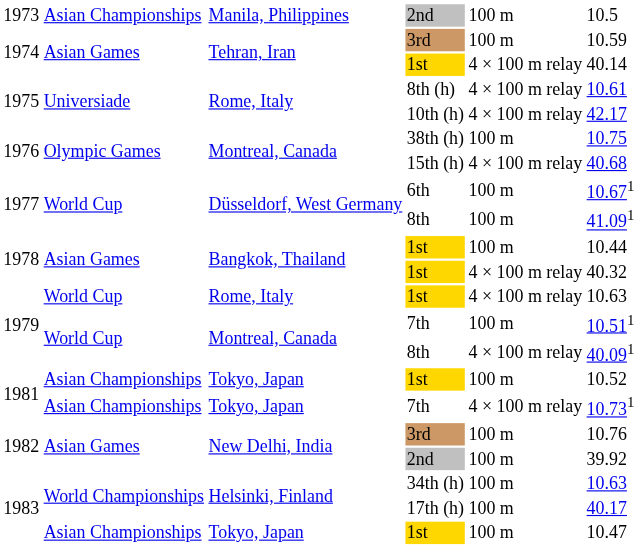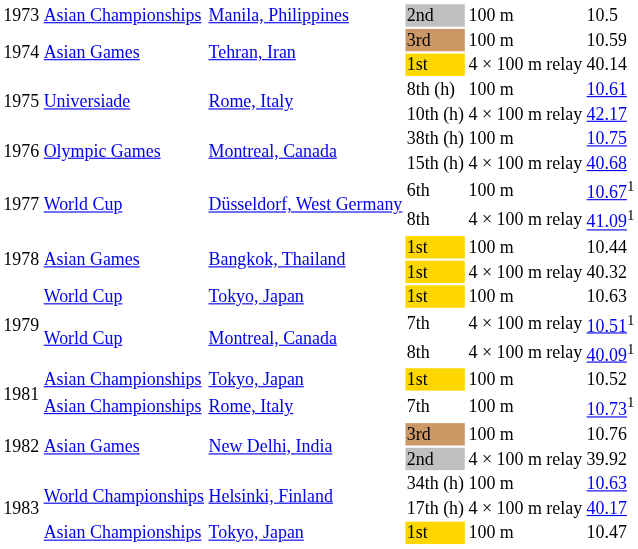(525, 89) 4 × 100 m relay -> (491, 89) 100 m
(491, 219) 100 m -> (525, 219) 4 × 100 m relay
(251, 296) Rome, Italy -> (256, 296) Tokyo, Japan
(525, 296) 4 × 100 m relay -> (491, 296) 100 m
(491, 323) 100 m -> (525, 323) 4 × 100 m relay
(256, 406) Tokyo, Japan -> (251, 406) Rome, Italy
(525, 406) 4 × 100 m relay -> (491, 406) 100 m
(491, 458) 100 m -> (525, 458) 4 × 100 m relay
(491, 507) 100 m -> (525, 507) 4 × 100 m relay
